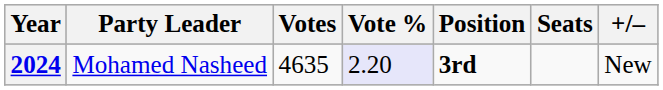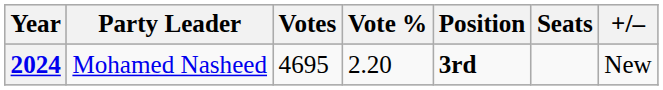(304, 64) 4635 -> (304, 64) 4695
(370, 64) lavender background -> (370, 64) no background
